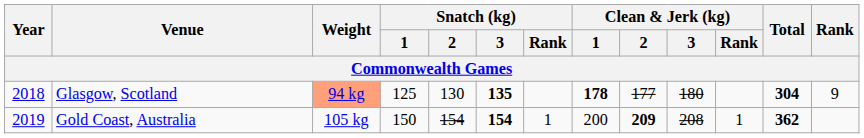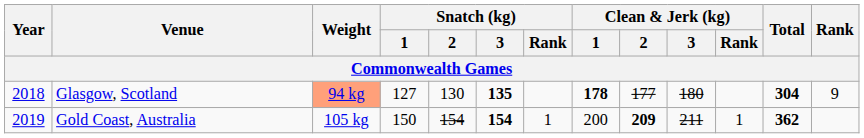(404, 94) 125 -> (404, 94) 127
(691, 119) 208 -> (691, 119) 211
